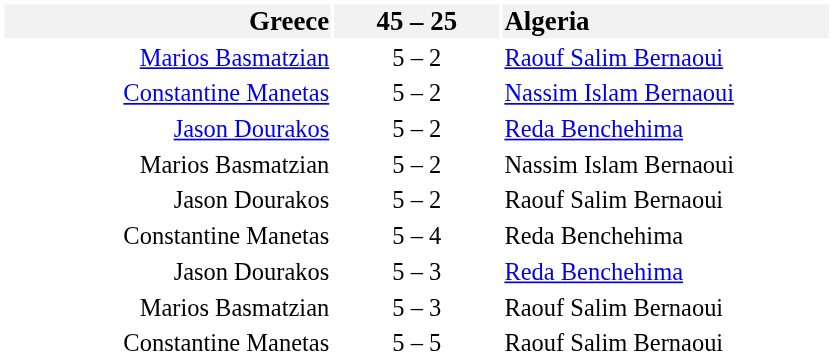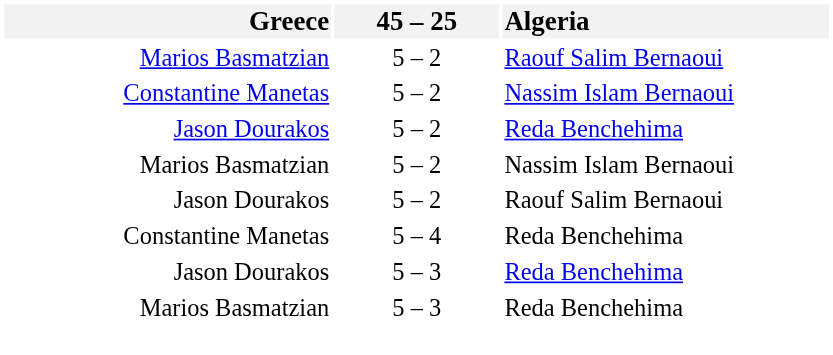(614, 307) Raouf Salim Bernaoui -> (594, 307) Reda Benchehima
- row: (226, 343)
